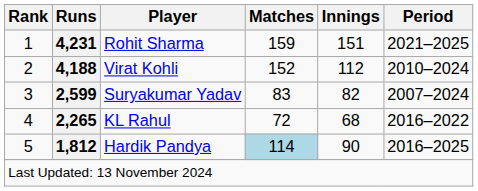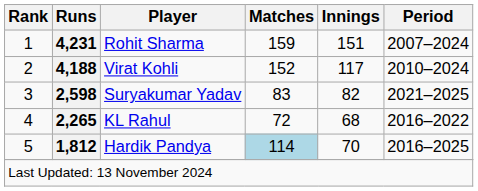(428, 43) 2021–2025 -> (428, 43) 2007–2024
(351, 69) 112 -> (351, 69) 117
(76, 95) 2,599 -> (76, 95) 2,598
(428, 95) 2007–2024 -> (428, 95) 2021–2025
(351, 146) 90 -> (351, 146) 70
